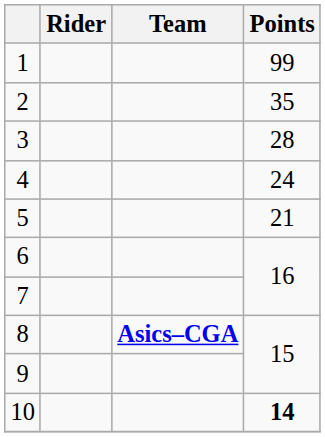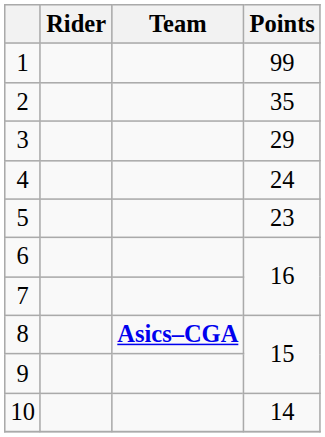(282, 140) 28 -> (282, 140) 29
(282, 218) 21 -> (282, 218) 23
(282, 412) bold -> (282, 412) normal
